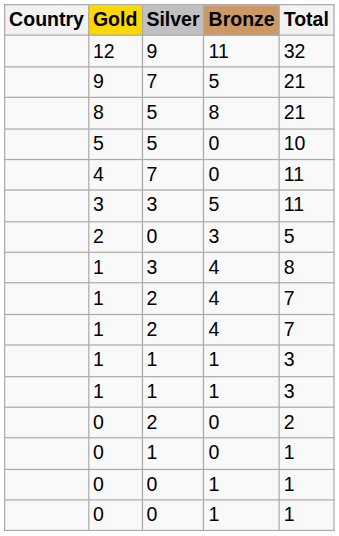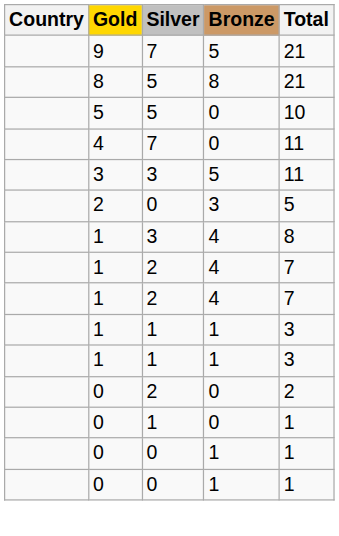- row: (104, 50)
